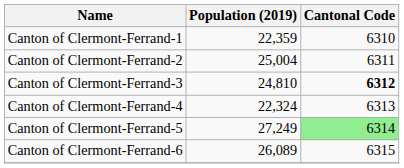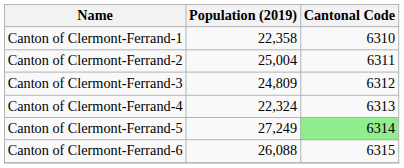(278, 38) 22,359 -> (278, 38) 22,358
(278, 83) 24,810 -> (278, 83) 24,809
(381, 83) bold -> (381, 83) normal
(278, 151) 26,089 -> (278, 151) 26,088
